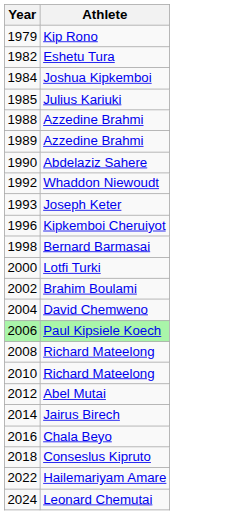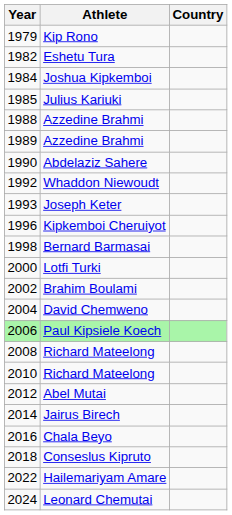+ column: (198, 15)
